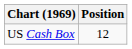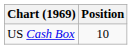(103, 34) 12 -> (103, 34) 10
